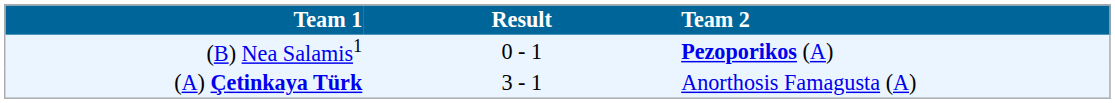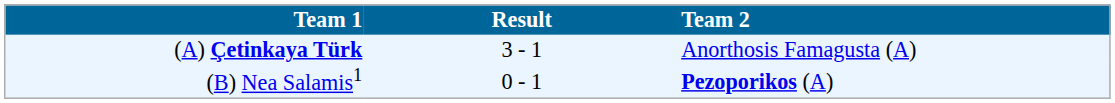rows swapped: (284, 51) <-> (268, 82)
